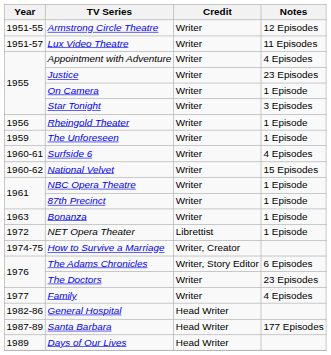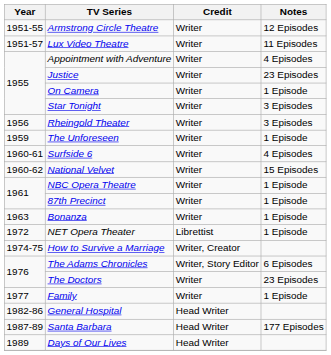(286, 122) 1 Episode -> (288, 122) 3 Episodes
(288, 295) 4 Episodes -> (286, 295) 1 Episode
